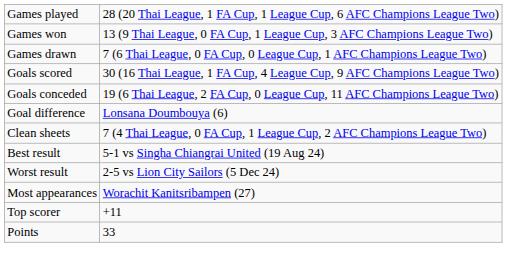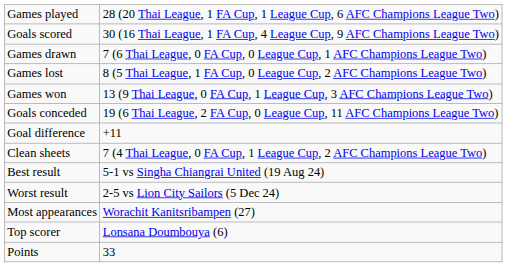rows swapped: (37, 34) <-> (40, 73)
+ row: (35, 73)
(165, 113) Lonsana Doumbouya (6) -> (112, 133) +11
(112, 212) +11 -> (165, 232) Lonsana Doumbouya (6)
